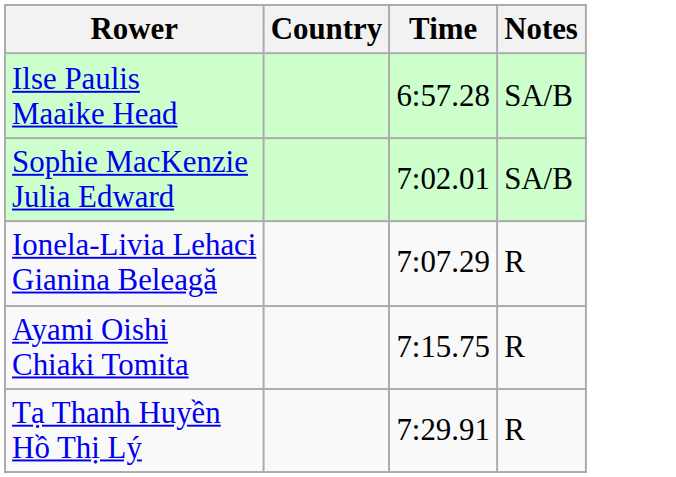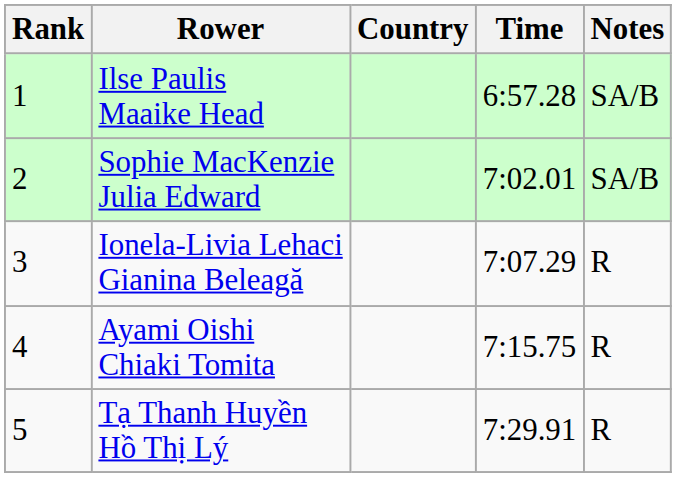+ column: (48, 28)
